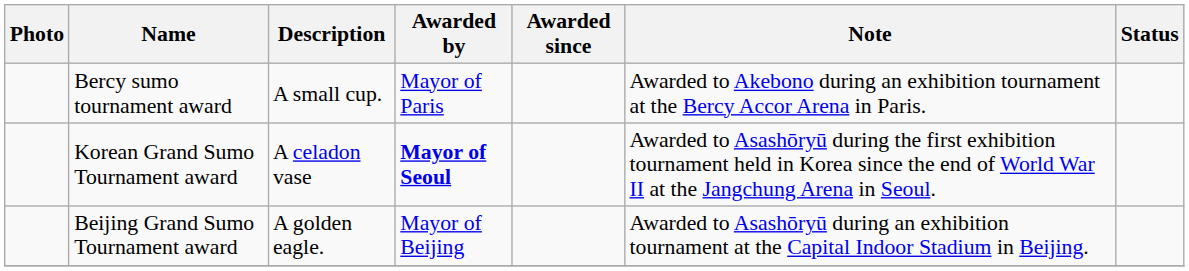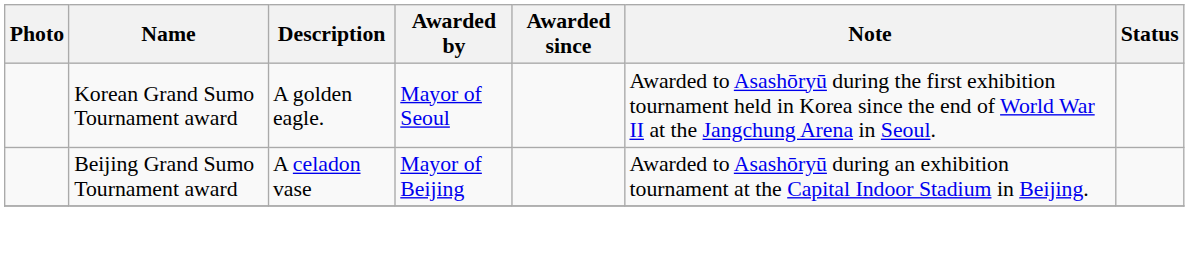- row: (153, 92)
(317, 164) A celadon vase -> (313, 105) A golden eagle.
(443, 164) bold -> (441, 105) normal
(313, 235) A golden eagle. -> (317, 176) A celadon vase
